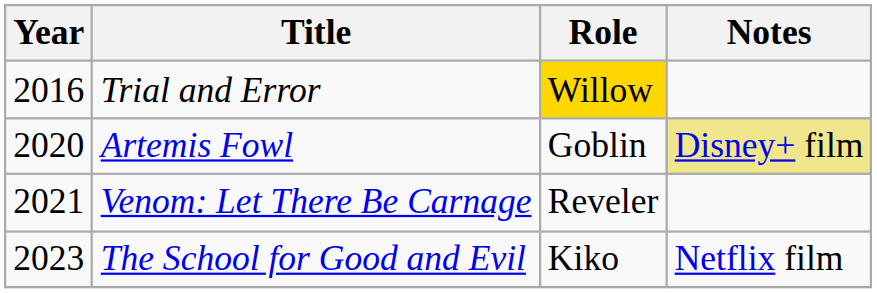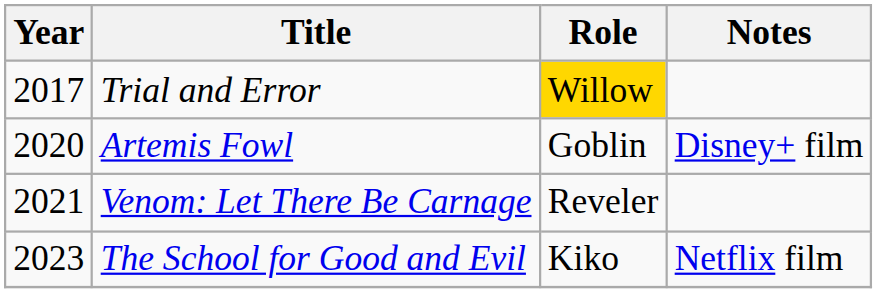(49, 88) 2016 -> (49, 88) 2017
(769, 145) khaki background -> (769, 145) no background
